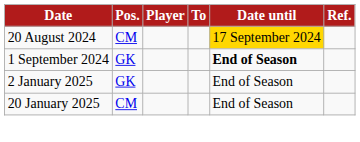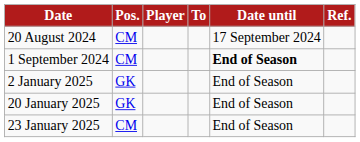(267, 37) gold background -> (267, 37) no background
(125, 59) GK -> (126, 59) CM
(126, 103) CM -> (125, 103) GK
+ row: (54, 125)
